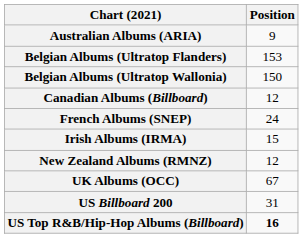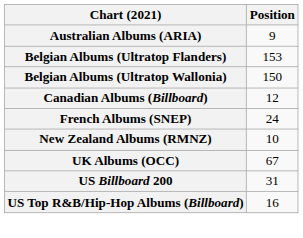- row: (126, 139)
(272, 160) 12 -> (272, 139) 10
(272, 222) bold -> (272, 202) normal
